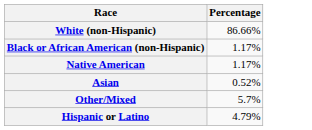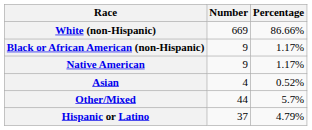+ column: (229, 13)
